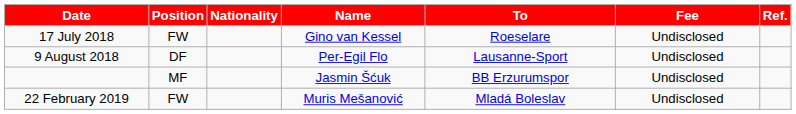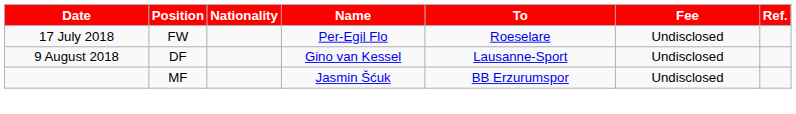(353, 36) Gino van Kessel -> (353, 36) Per-Egil Flo
(353, 57) Per-Egil Flo -> (353, 57) Gino van Kessel
- row: (77, 99)
